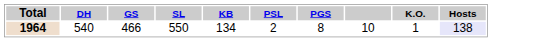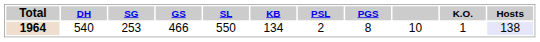+ column: (131, 13)
